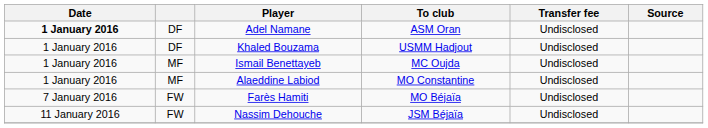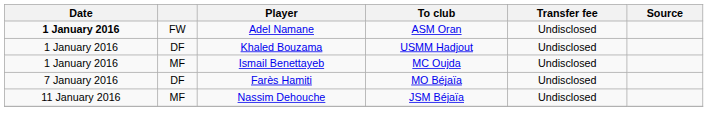(175, 29) DF -> (177, 29) FW
- row: (278, 80)
(175, 97) FW -> (177, 80) DF
(175, 114) FW -> (177, 97) MF
